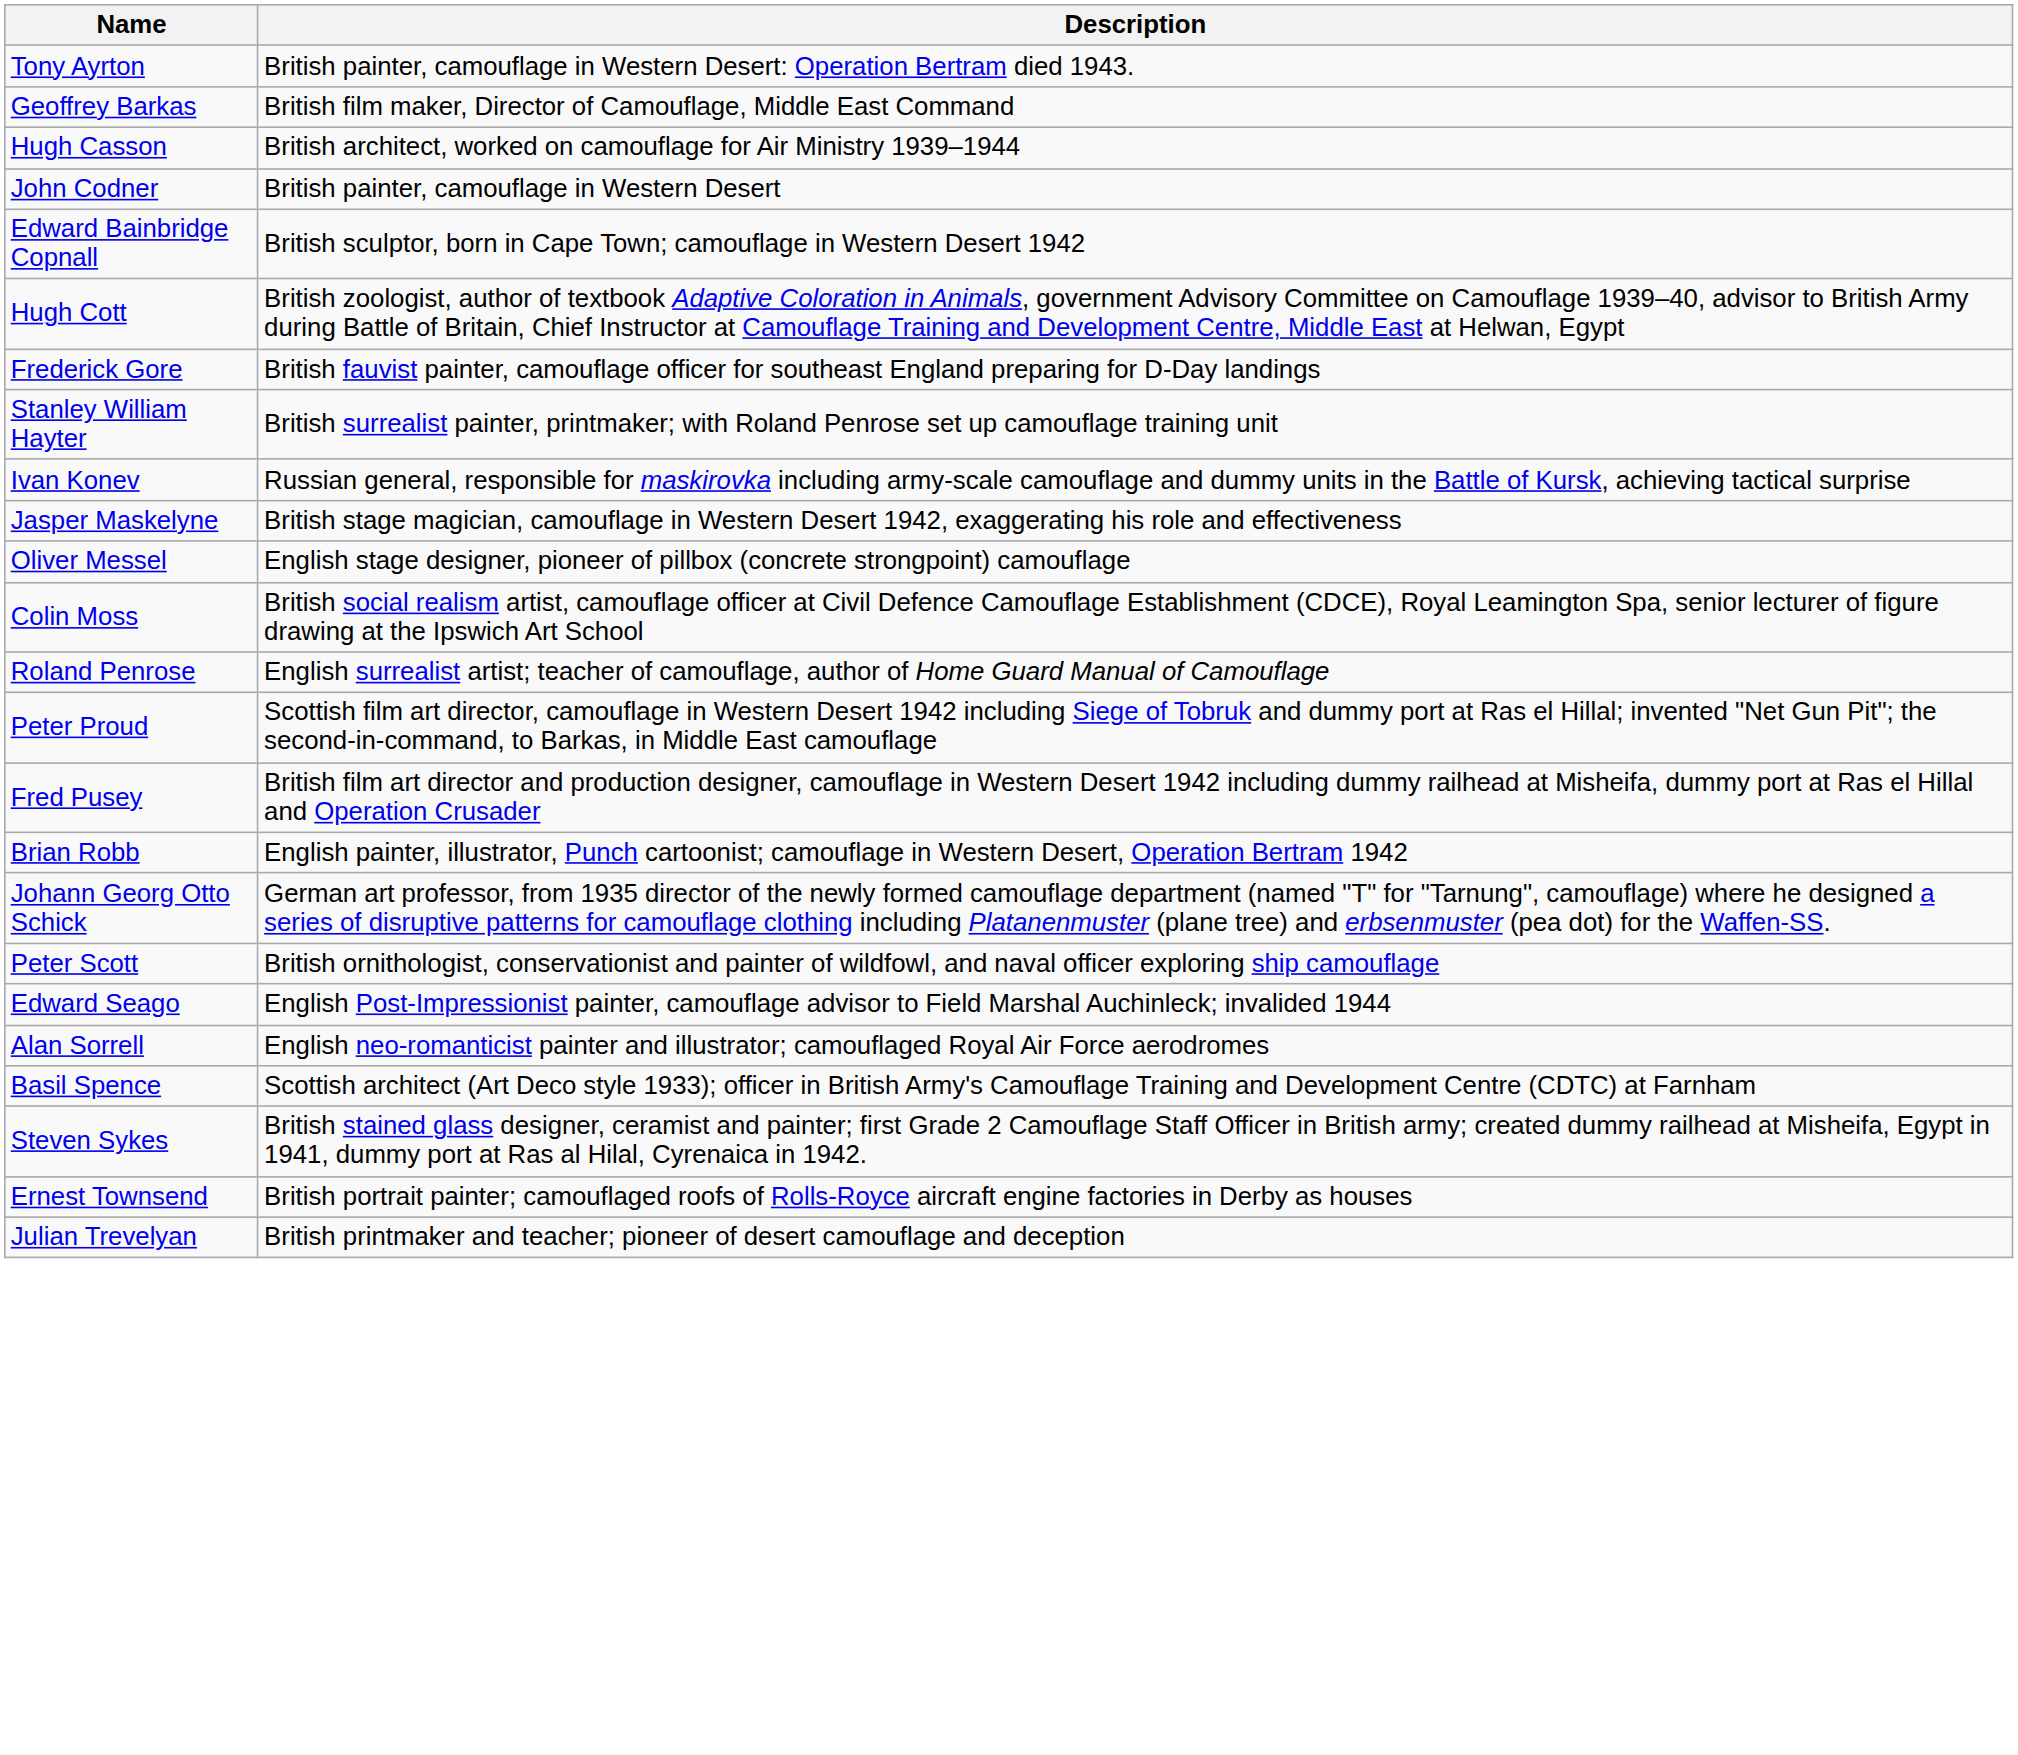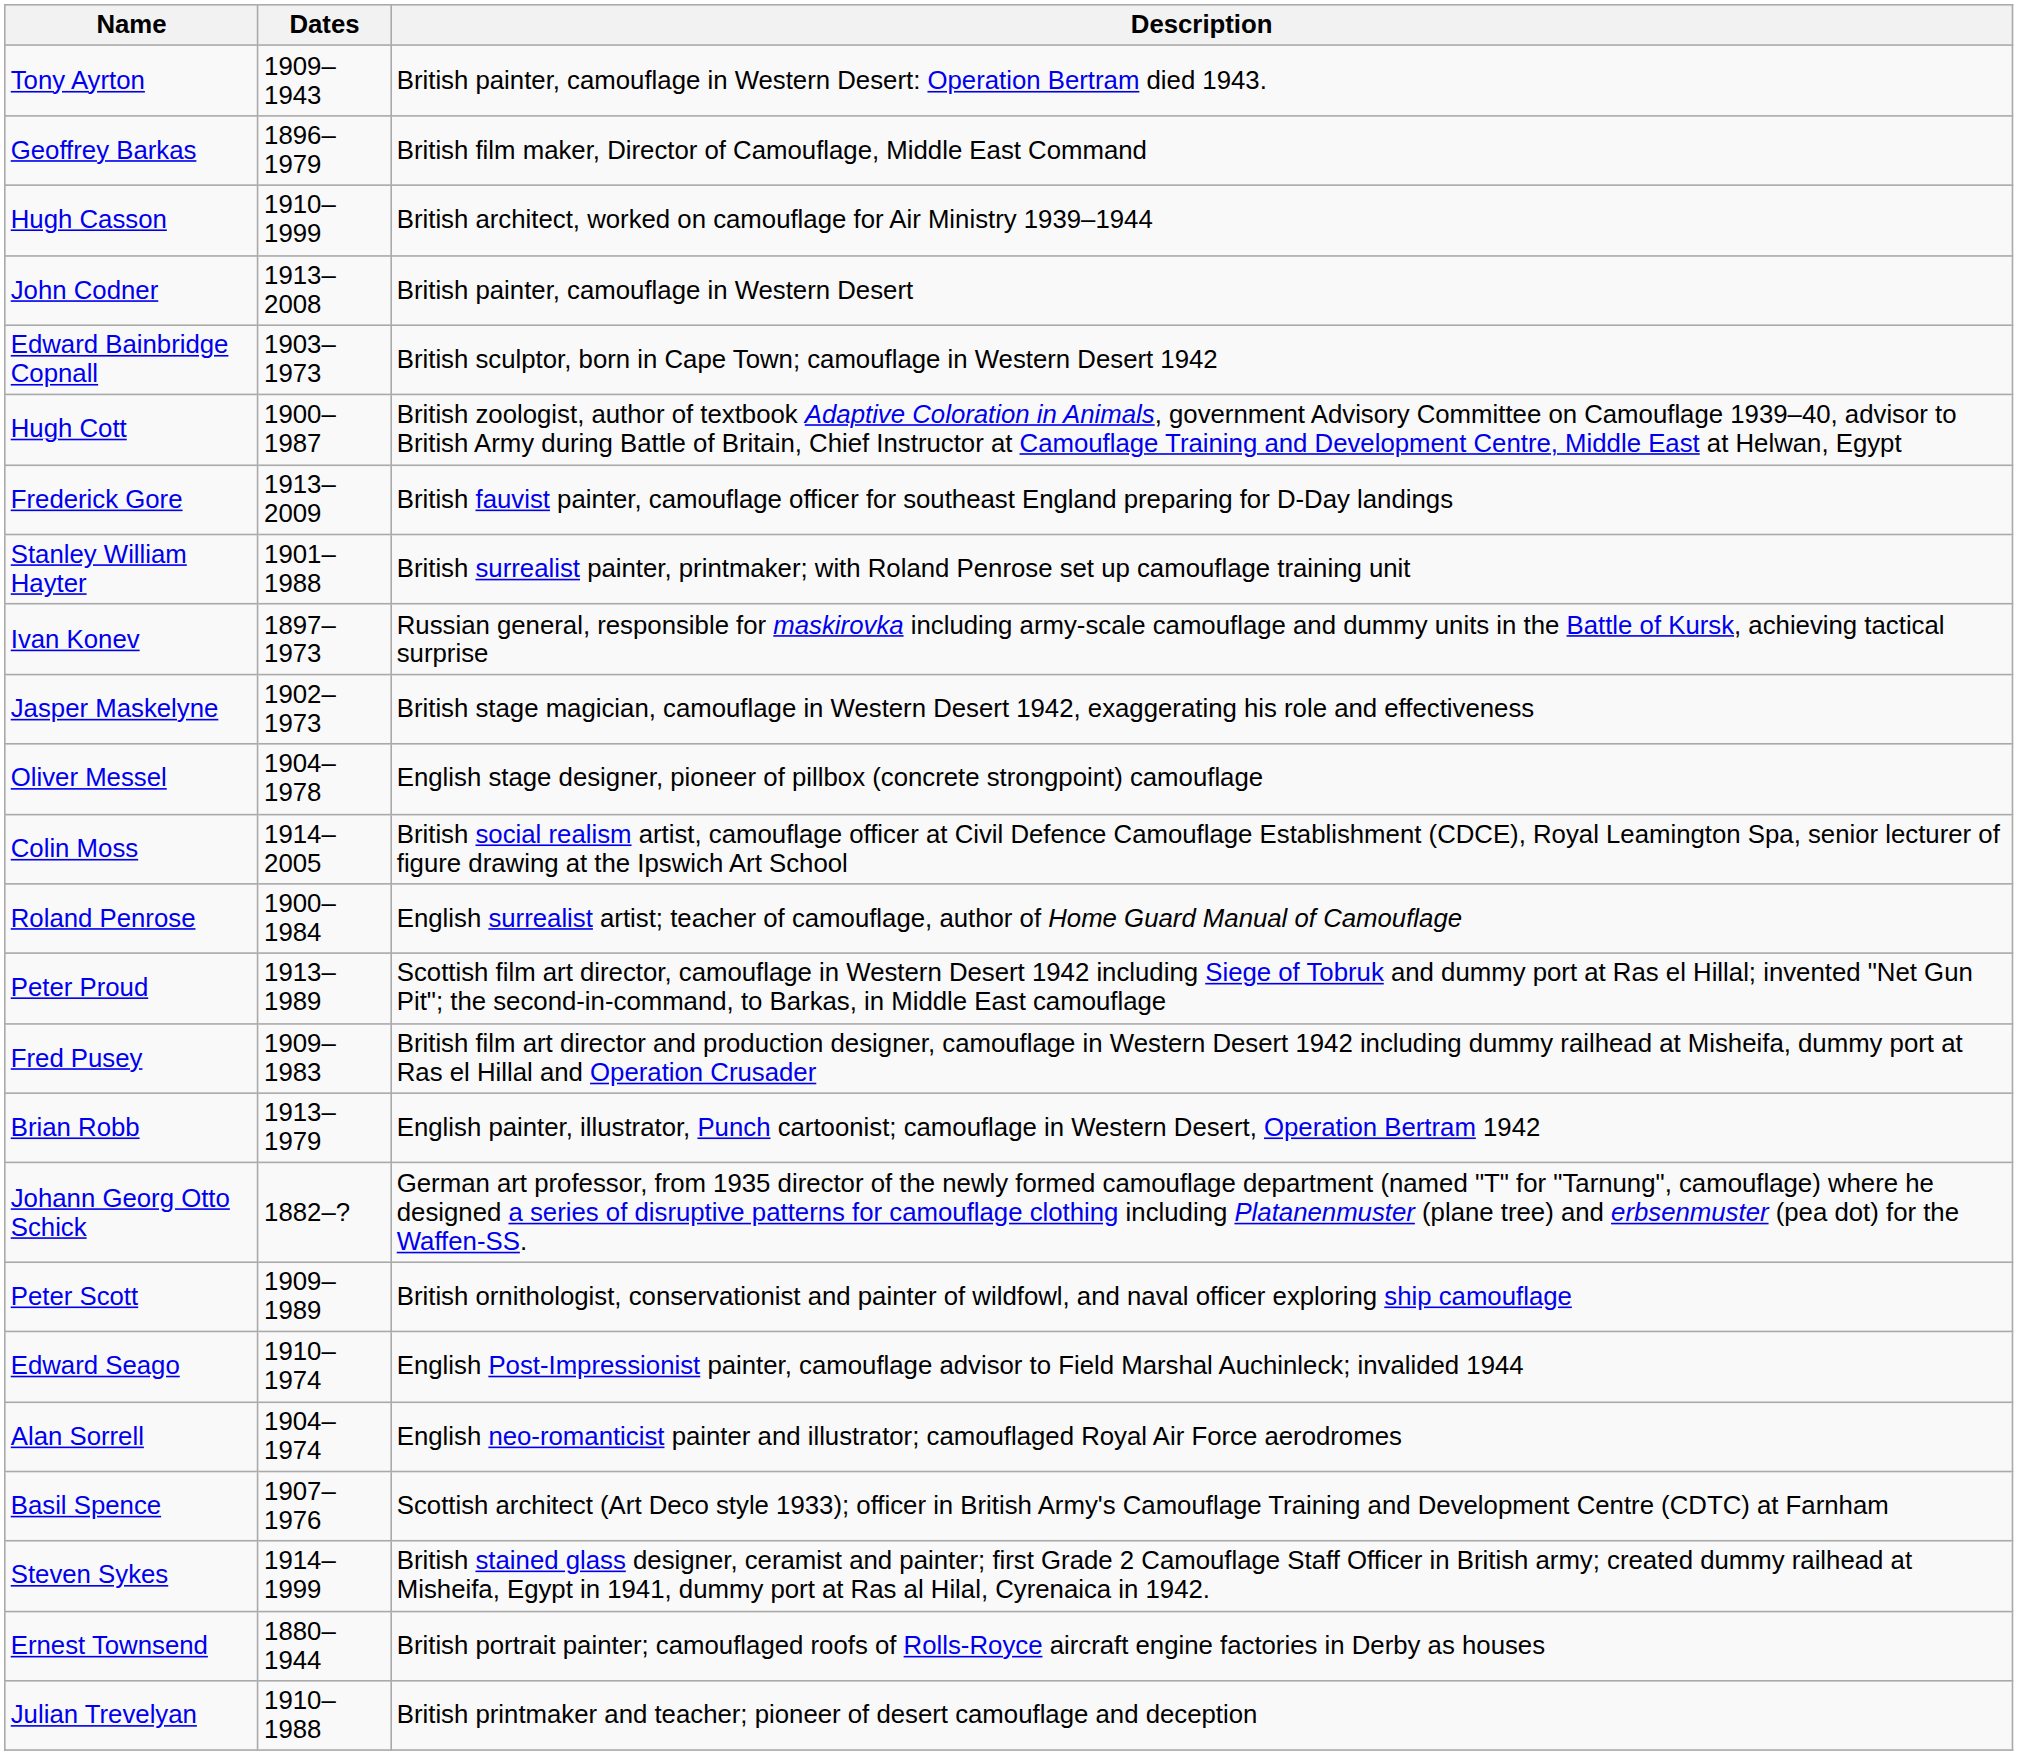+ column: (324, 24)
